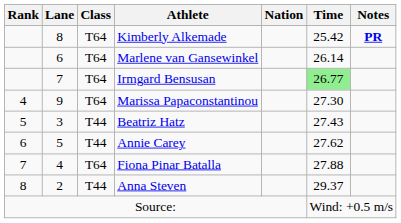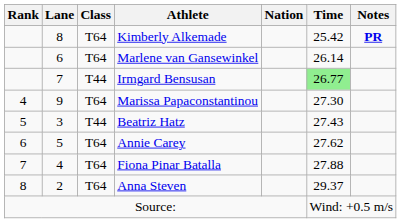(96, 79) T64 -> (96, 79) T44
(96, 143) T44 -> (96, 143) T64
(96, 185) T44 -> (96, 185) T64
